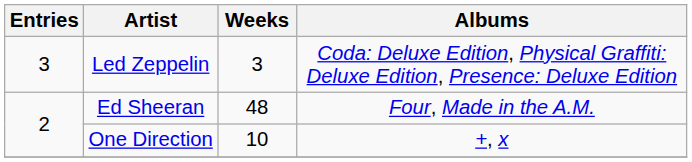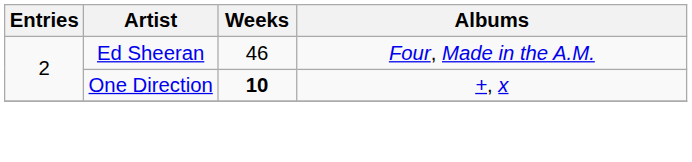- row: (151, 64)
(257, 107) 48 -> (257, 52) 46
(257, 140) normal -> (257, 85) bold
